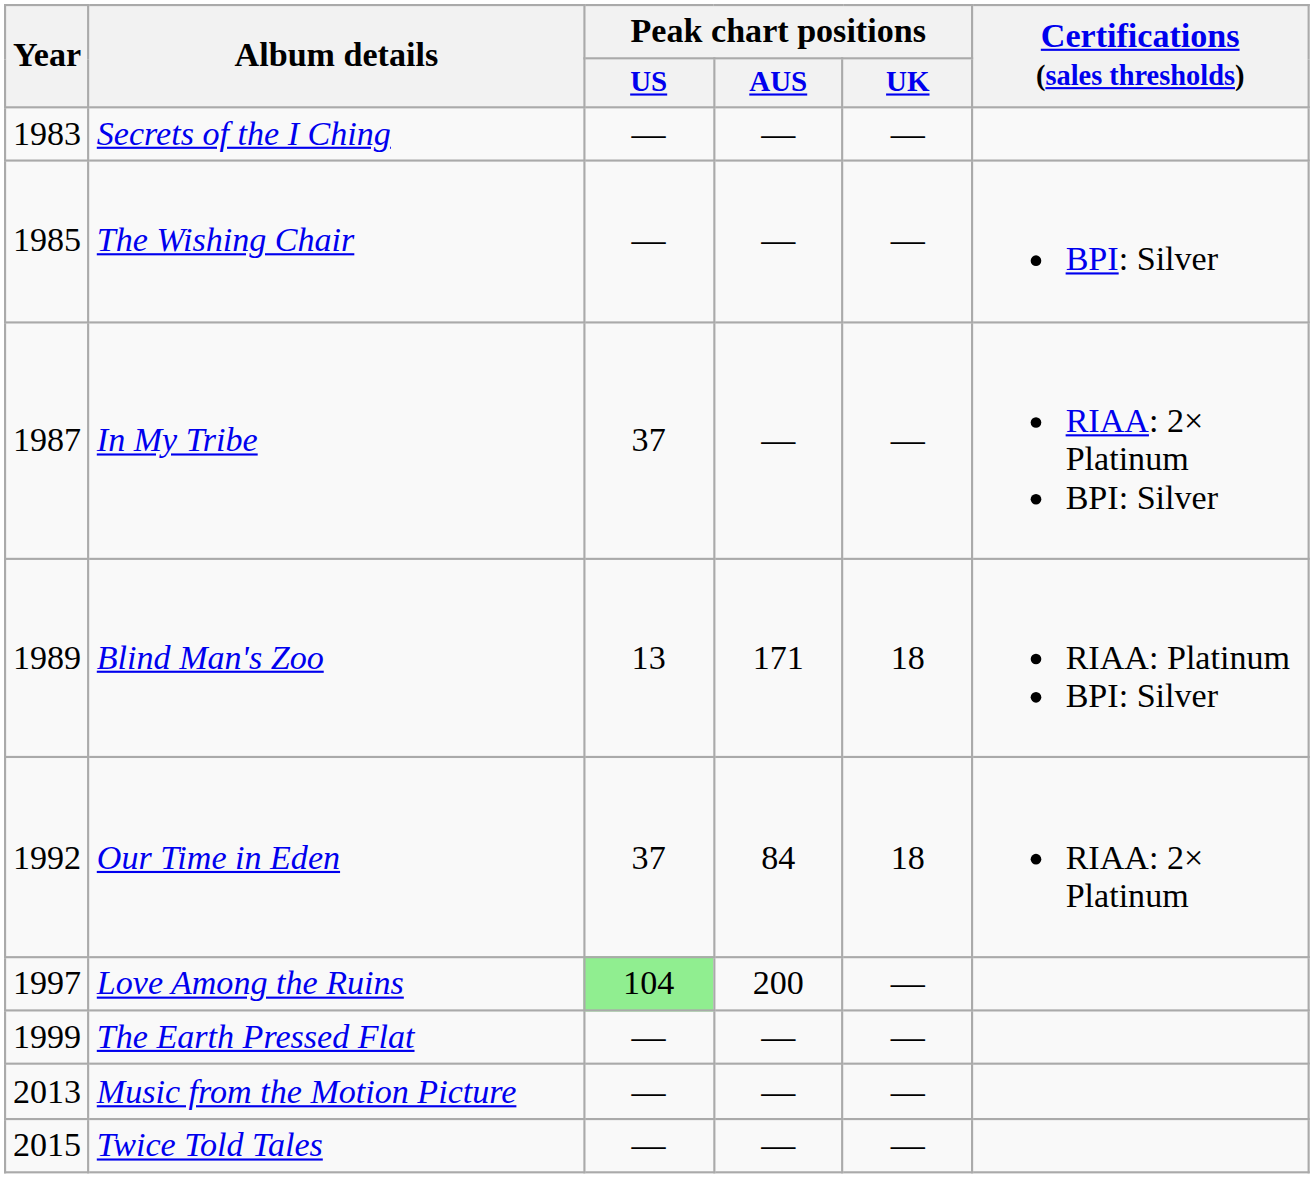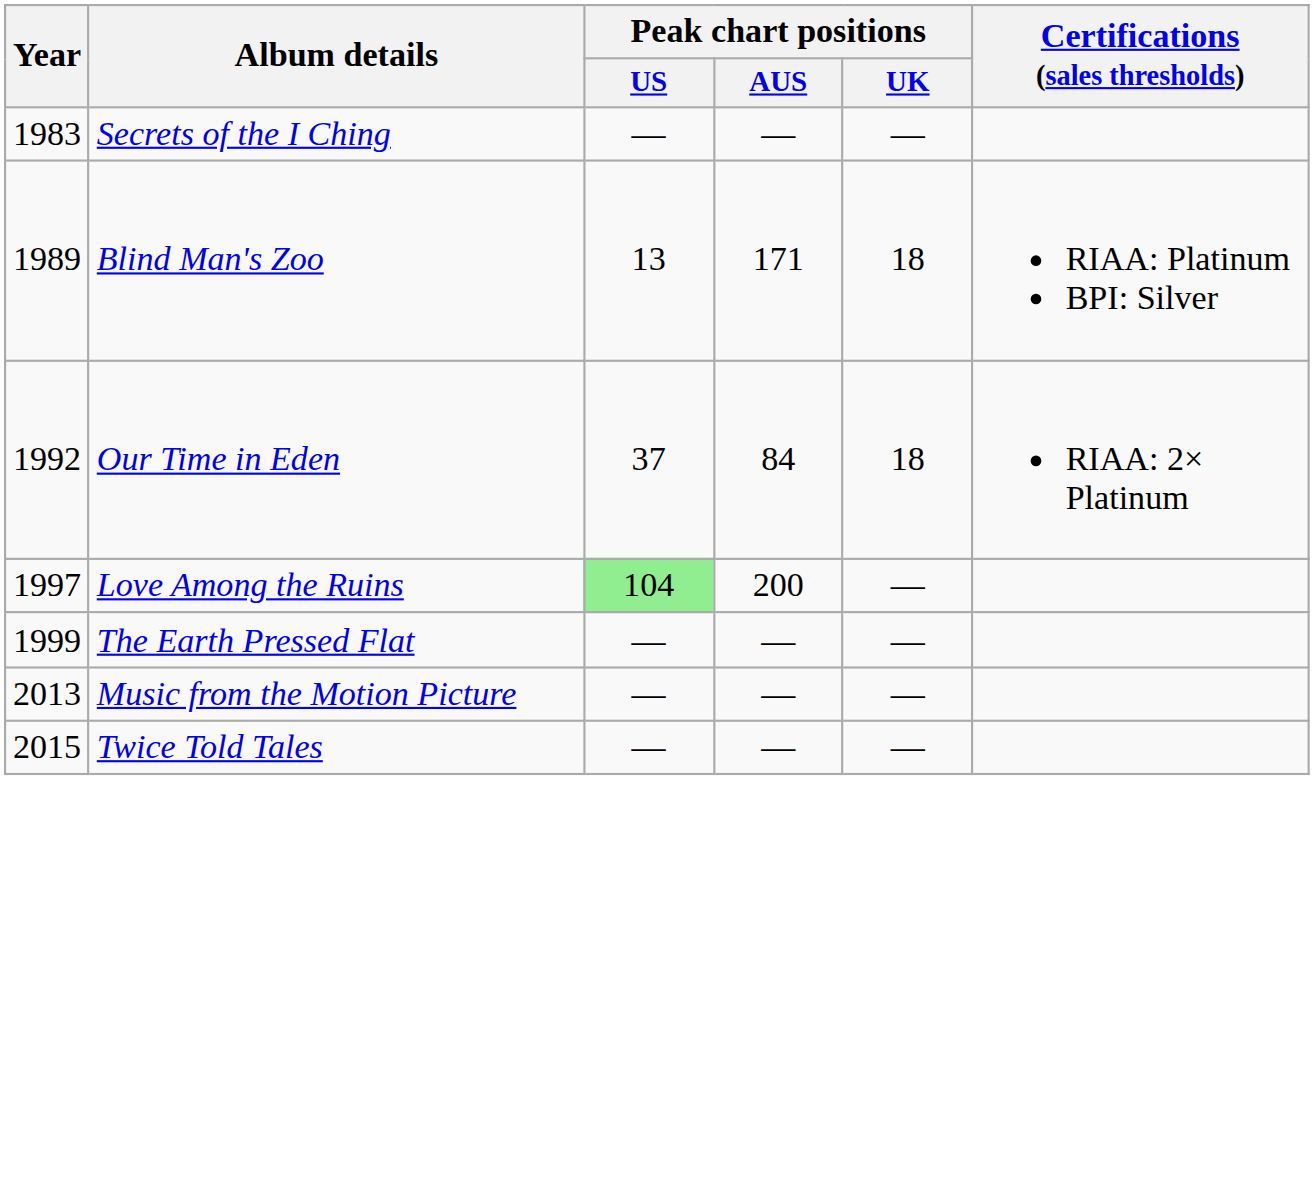- row: (226, 240)
- row: (177, 439)
